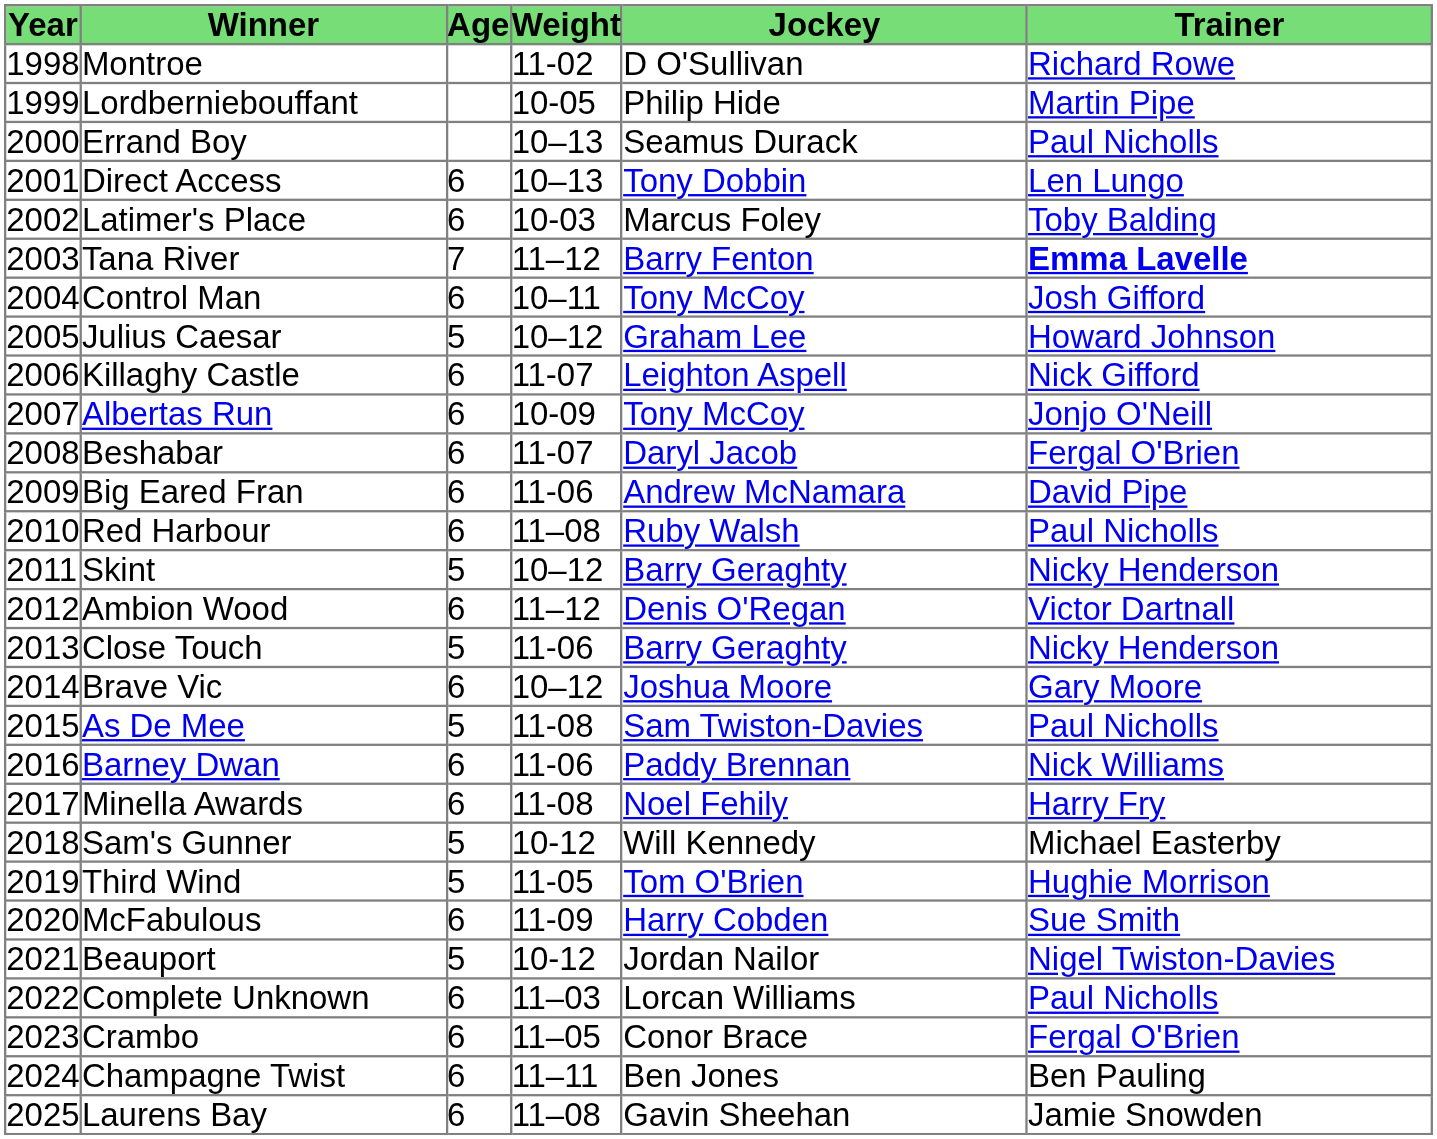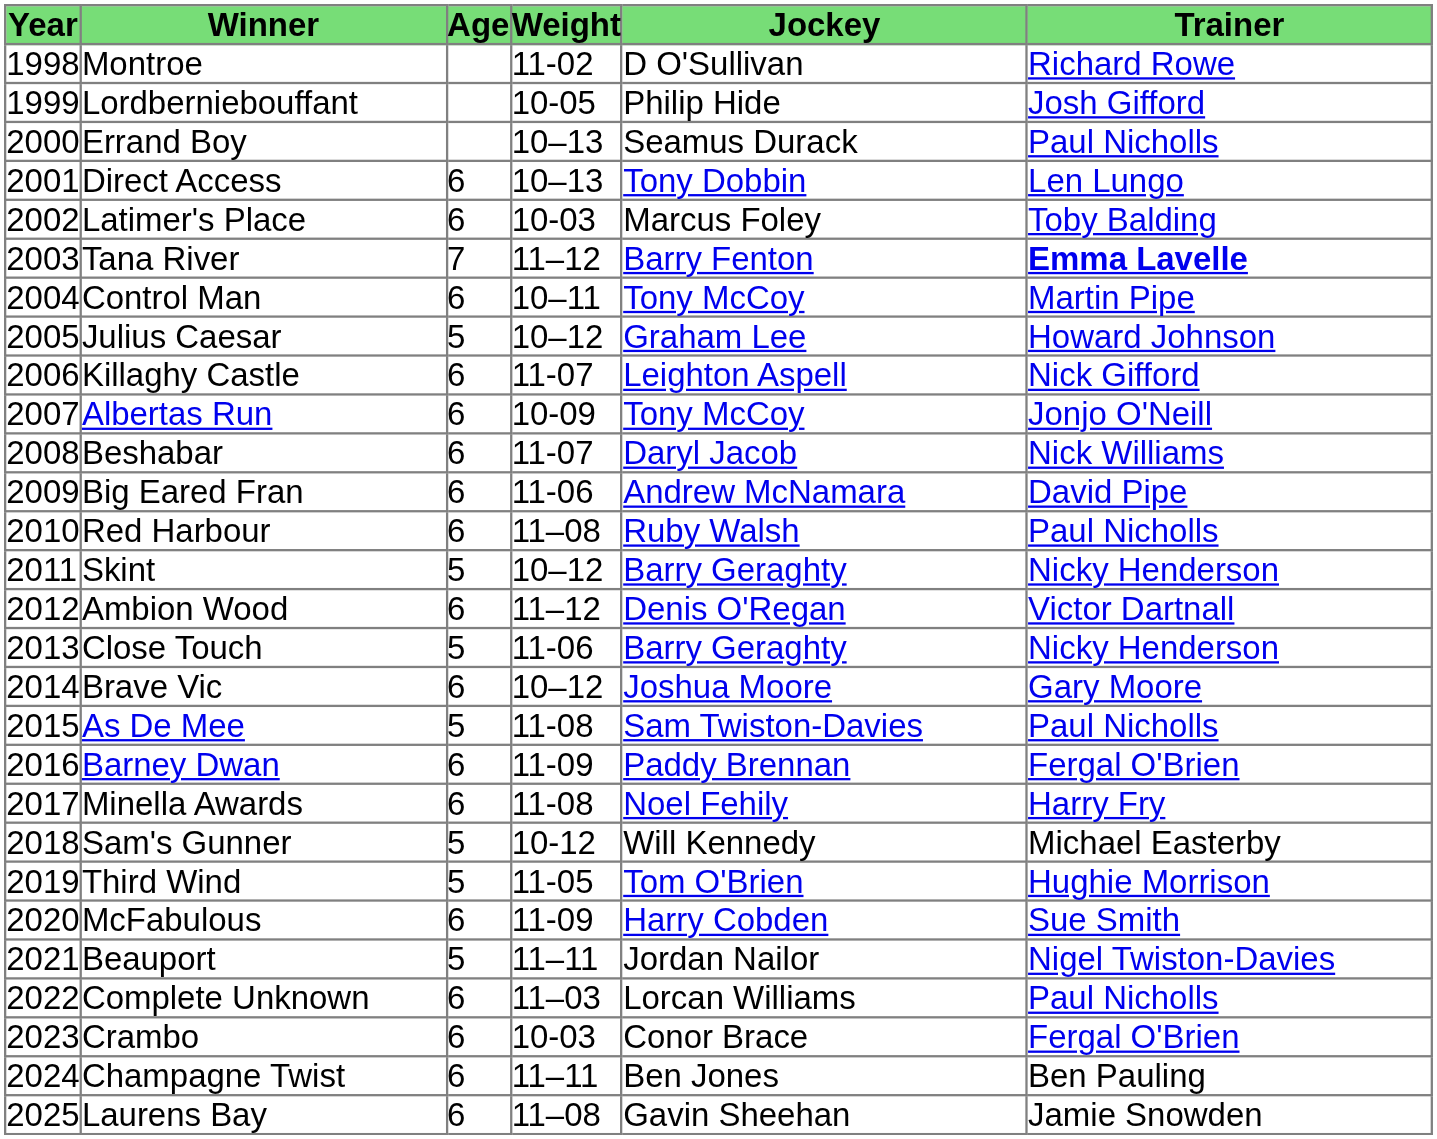(1111, 102) Martin Pipe -> (1117, 102) Josh Gifford
(1117, 297) Josh Gifford -> (1111, 297) Martin Pipe
(1134, 453) Fergal O'Brien -> (1126, 453) Nick Williams
(553, 764) 11-06 -> (553, 764) 11-09
(1126, 764) Nick Williams -> (1134, 764) Fergal O'Brien
(554, 959) 10-12 -> (555, 959) 11–11
(556, 1037) 11–05 -> (554, 1037) 10-03
